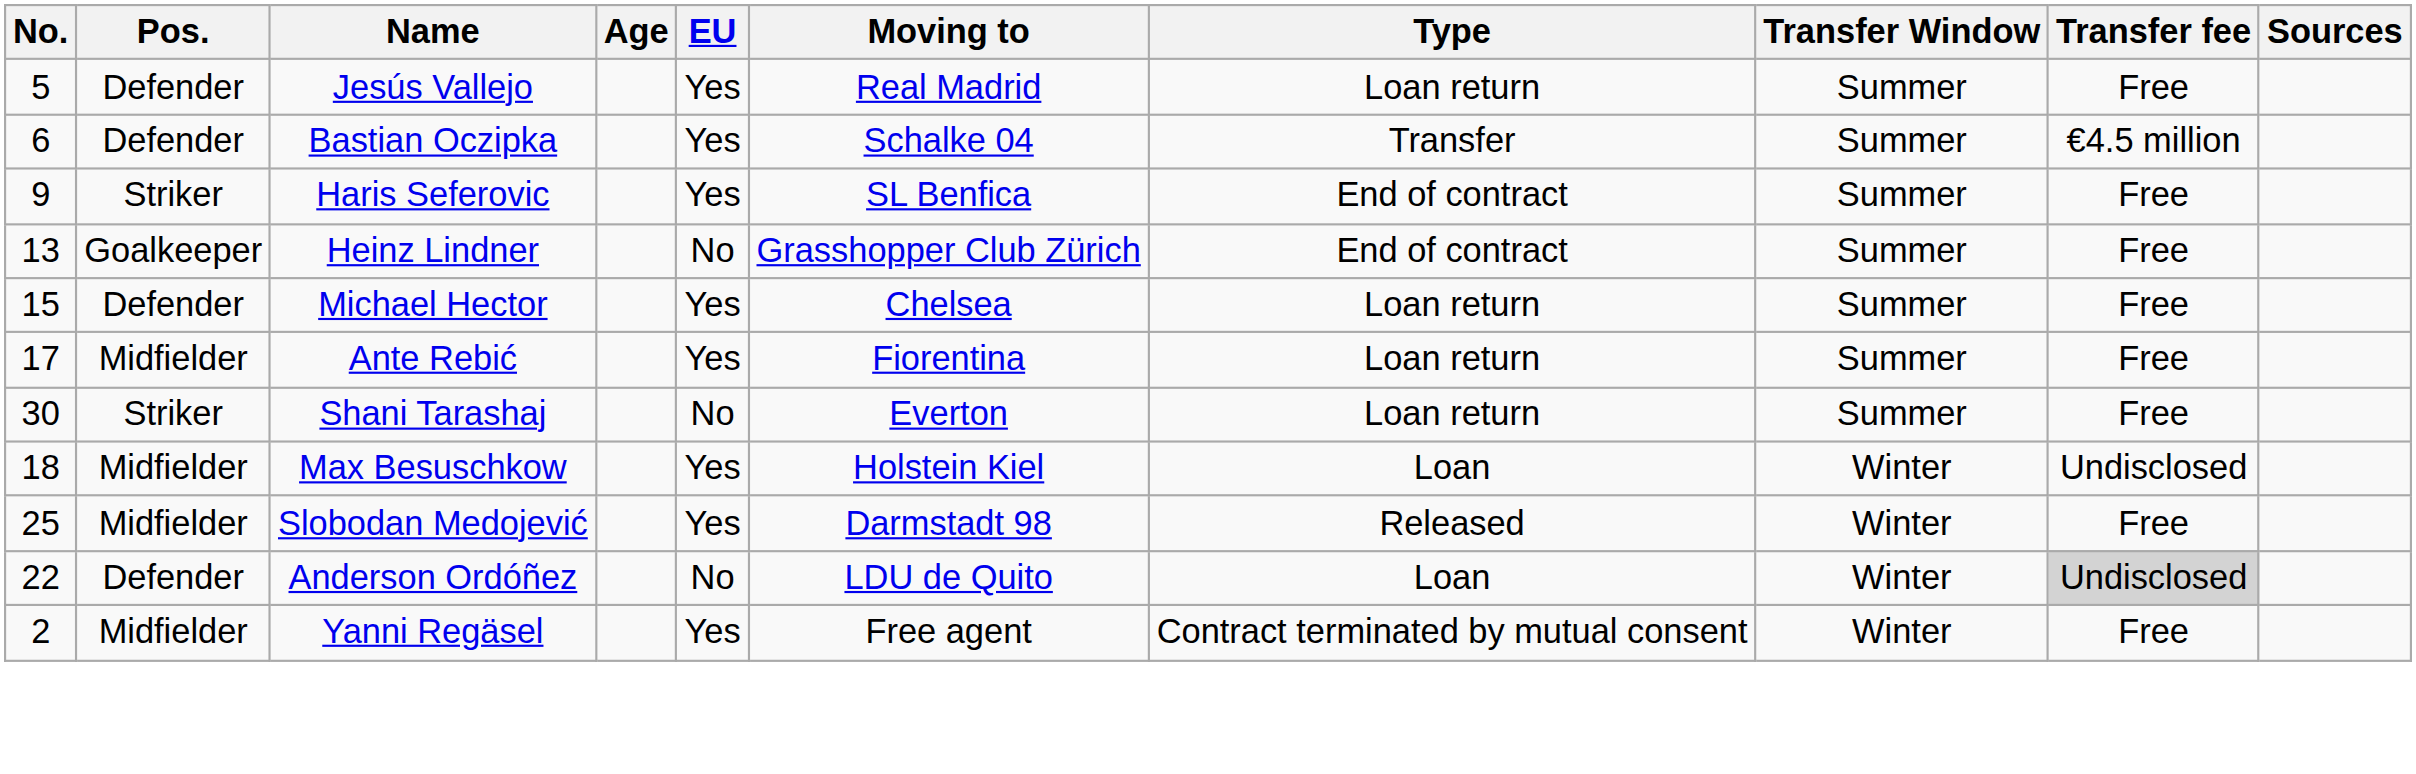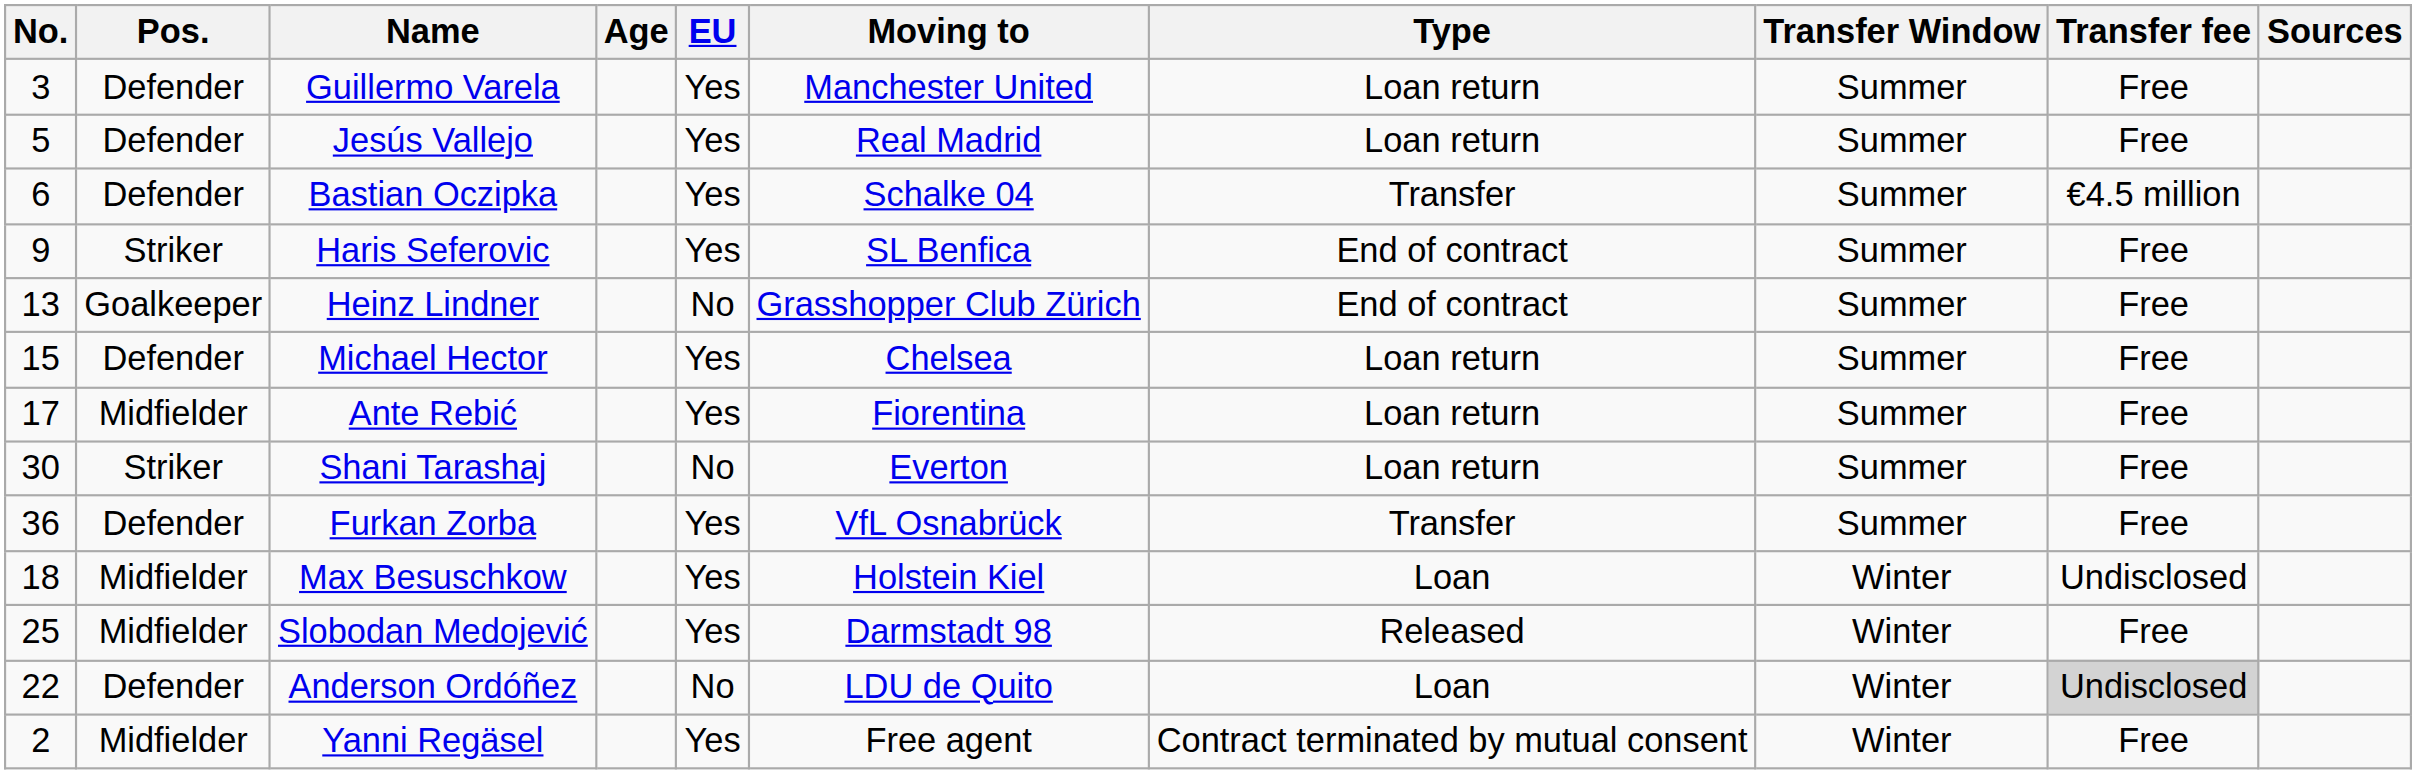+ row: (433, 86)
+ row: (433, 522)
